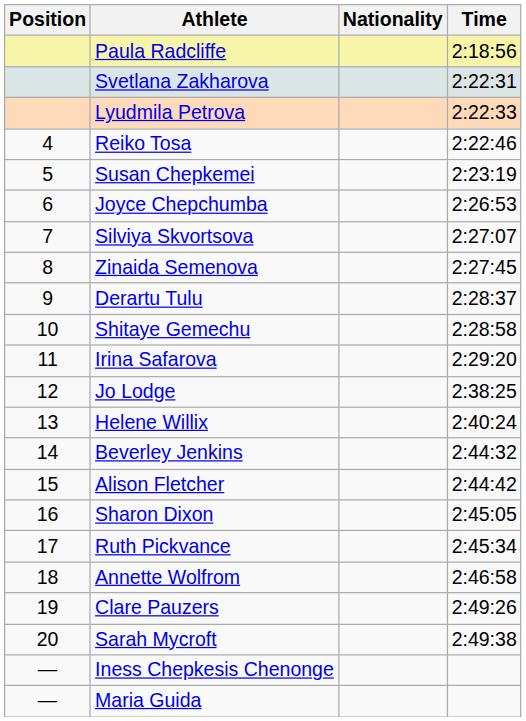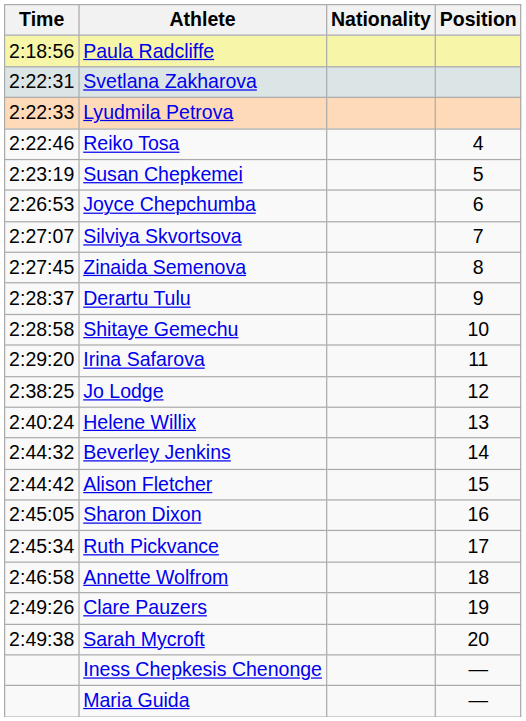columns swapped: (48, 19) <-> (484, 19)
